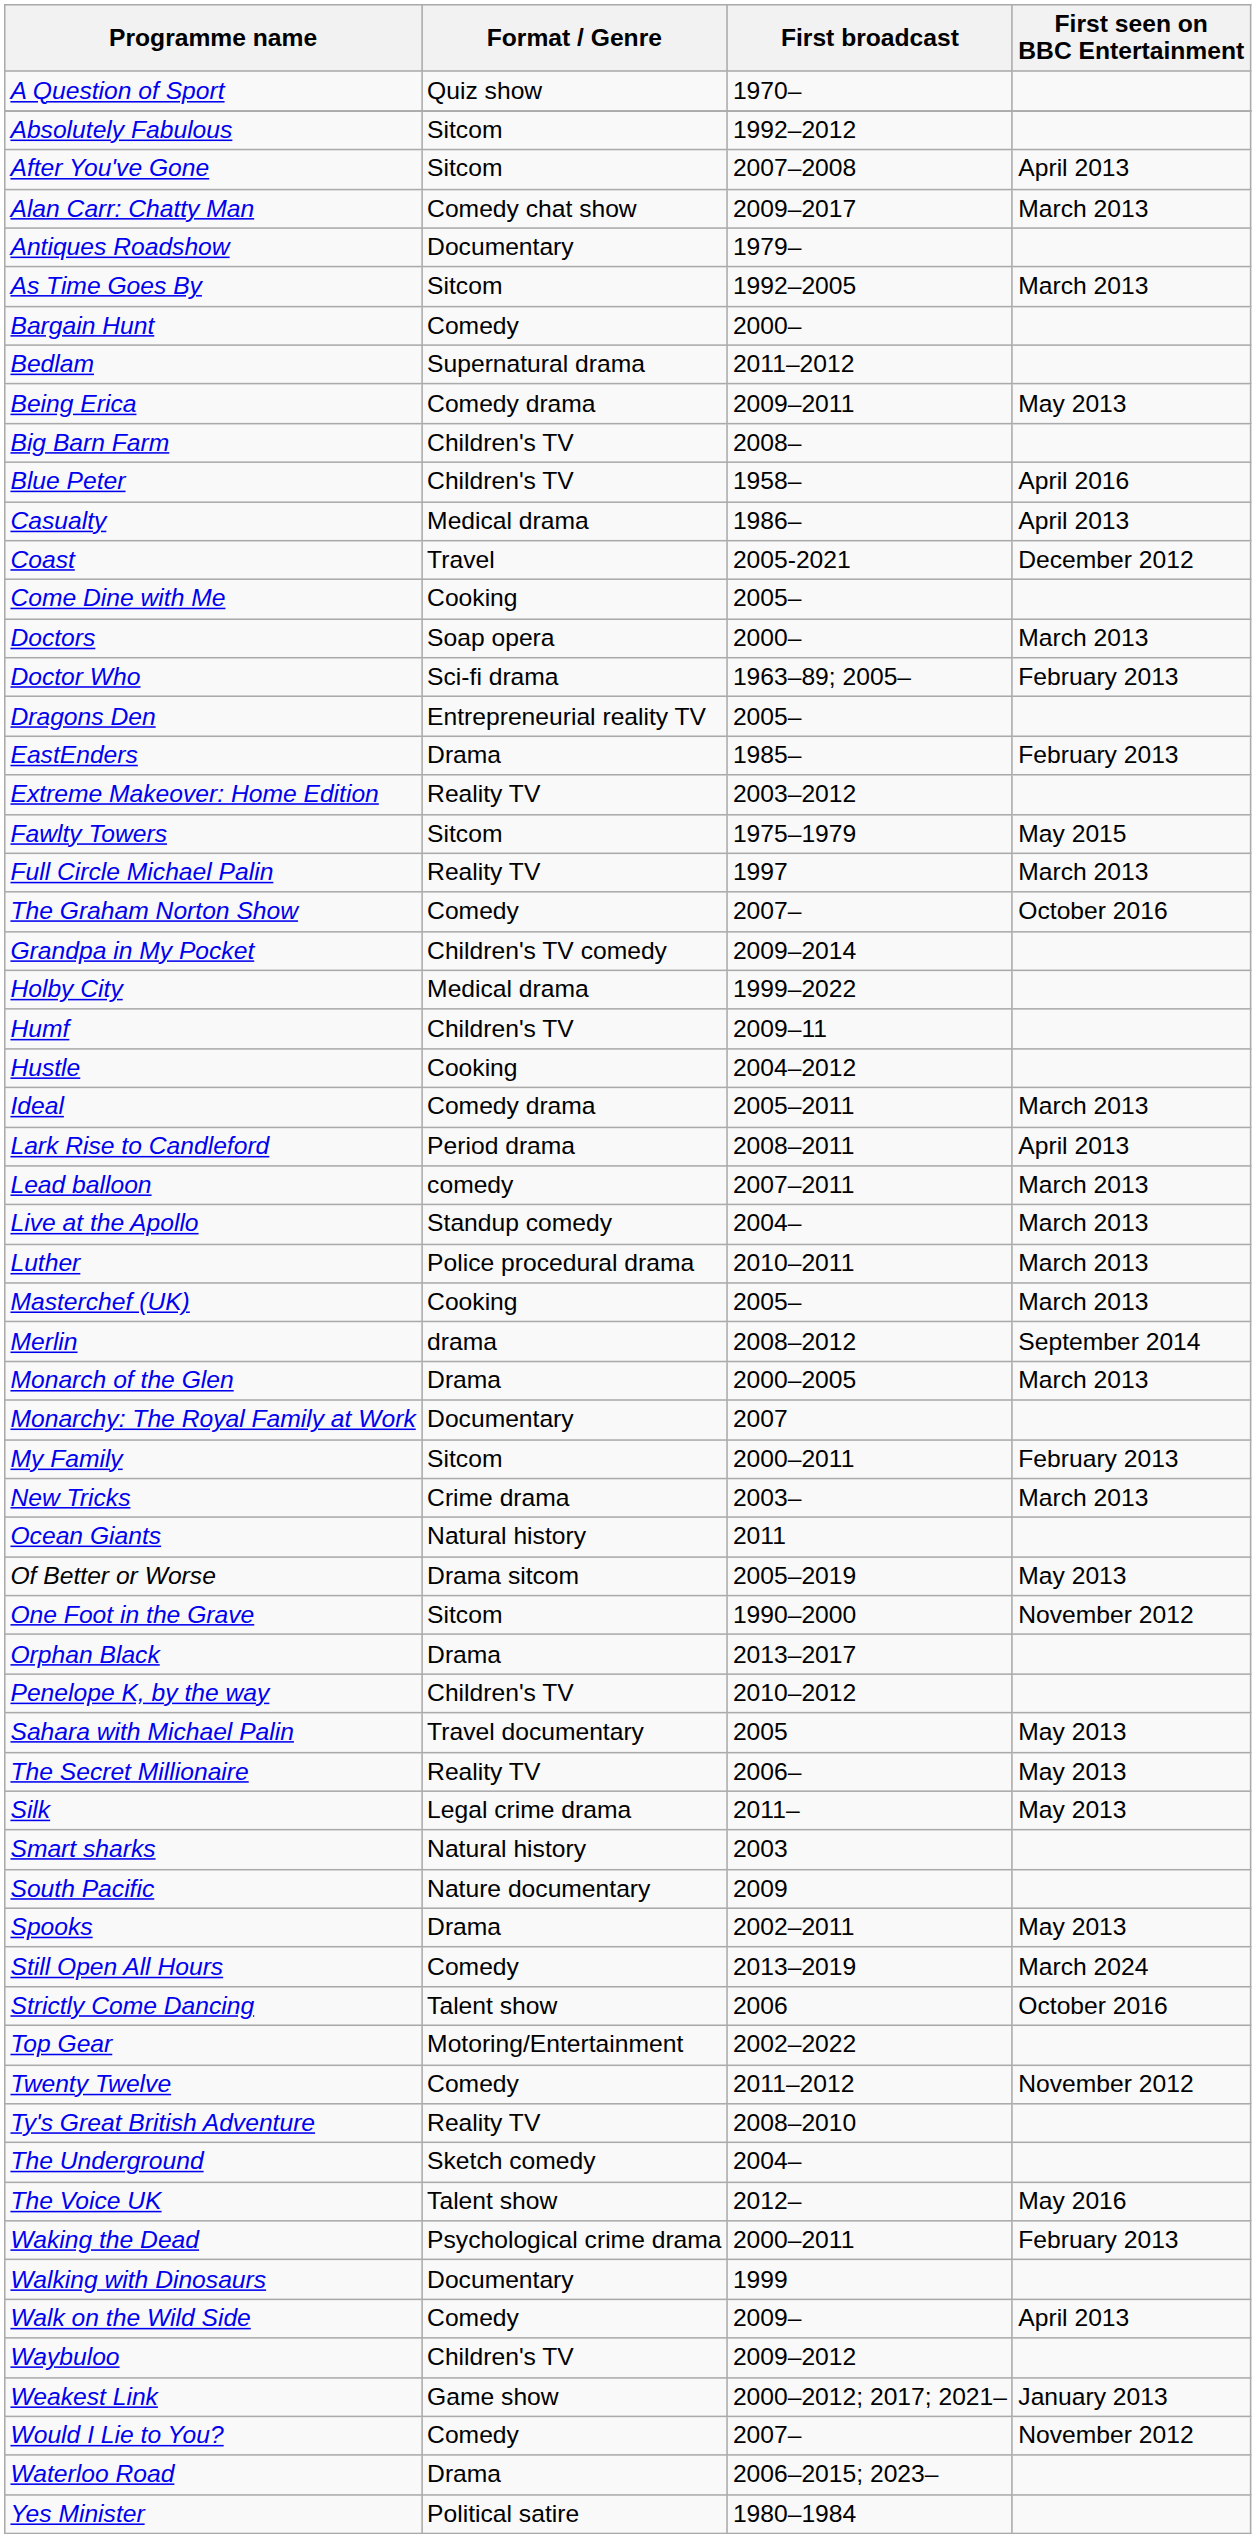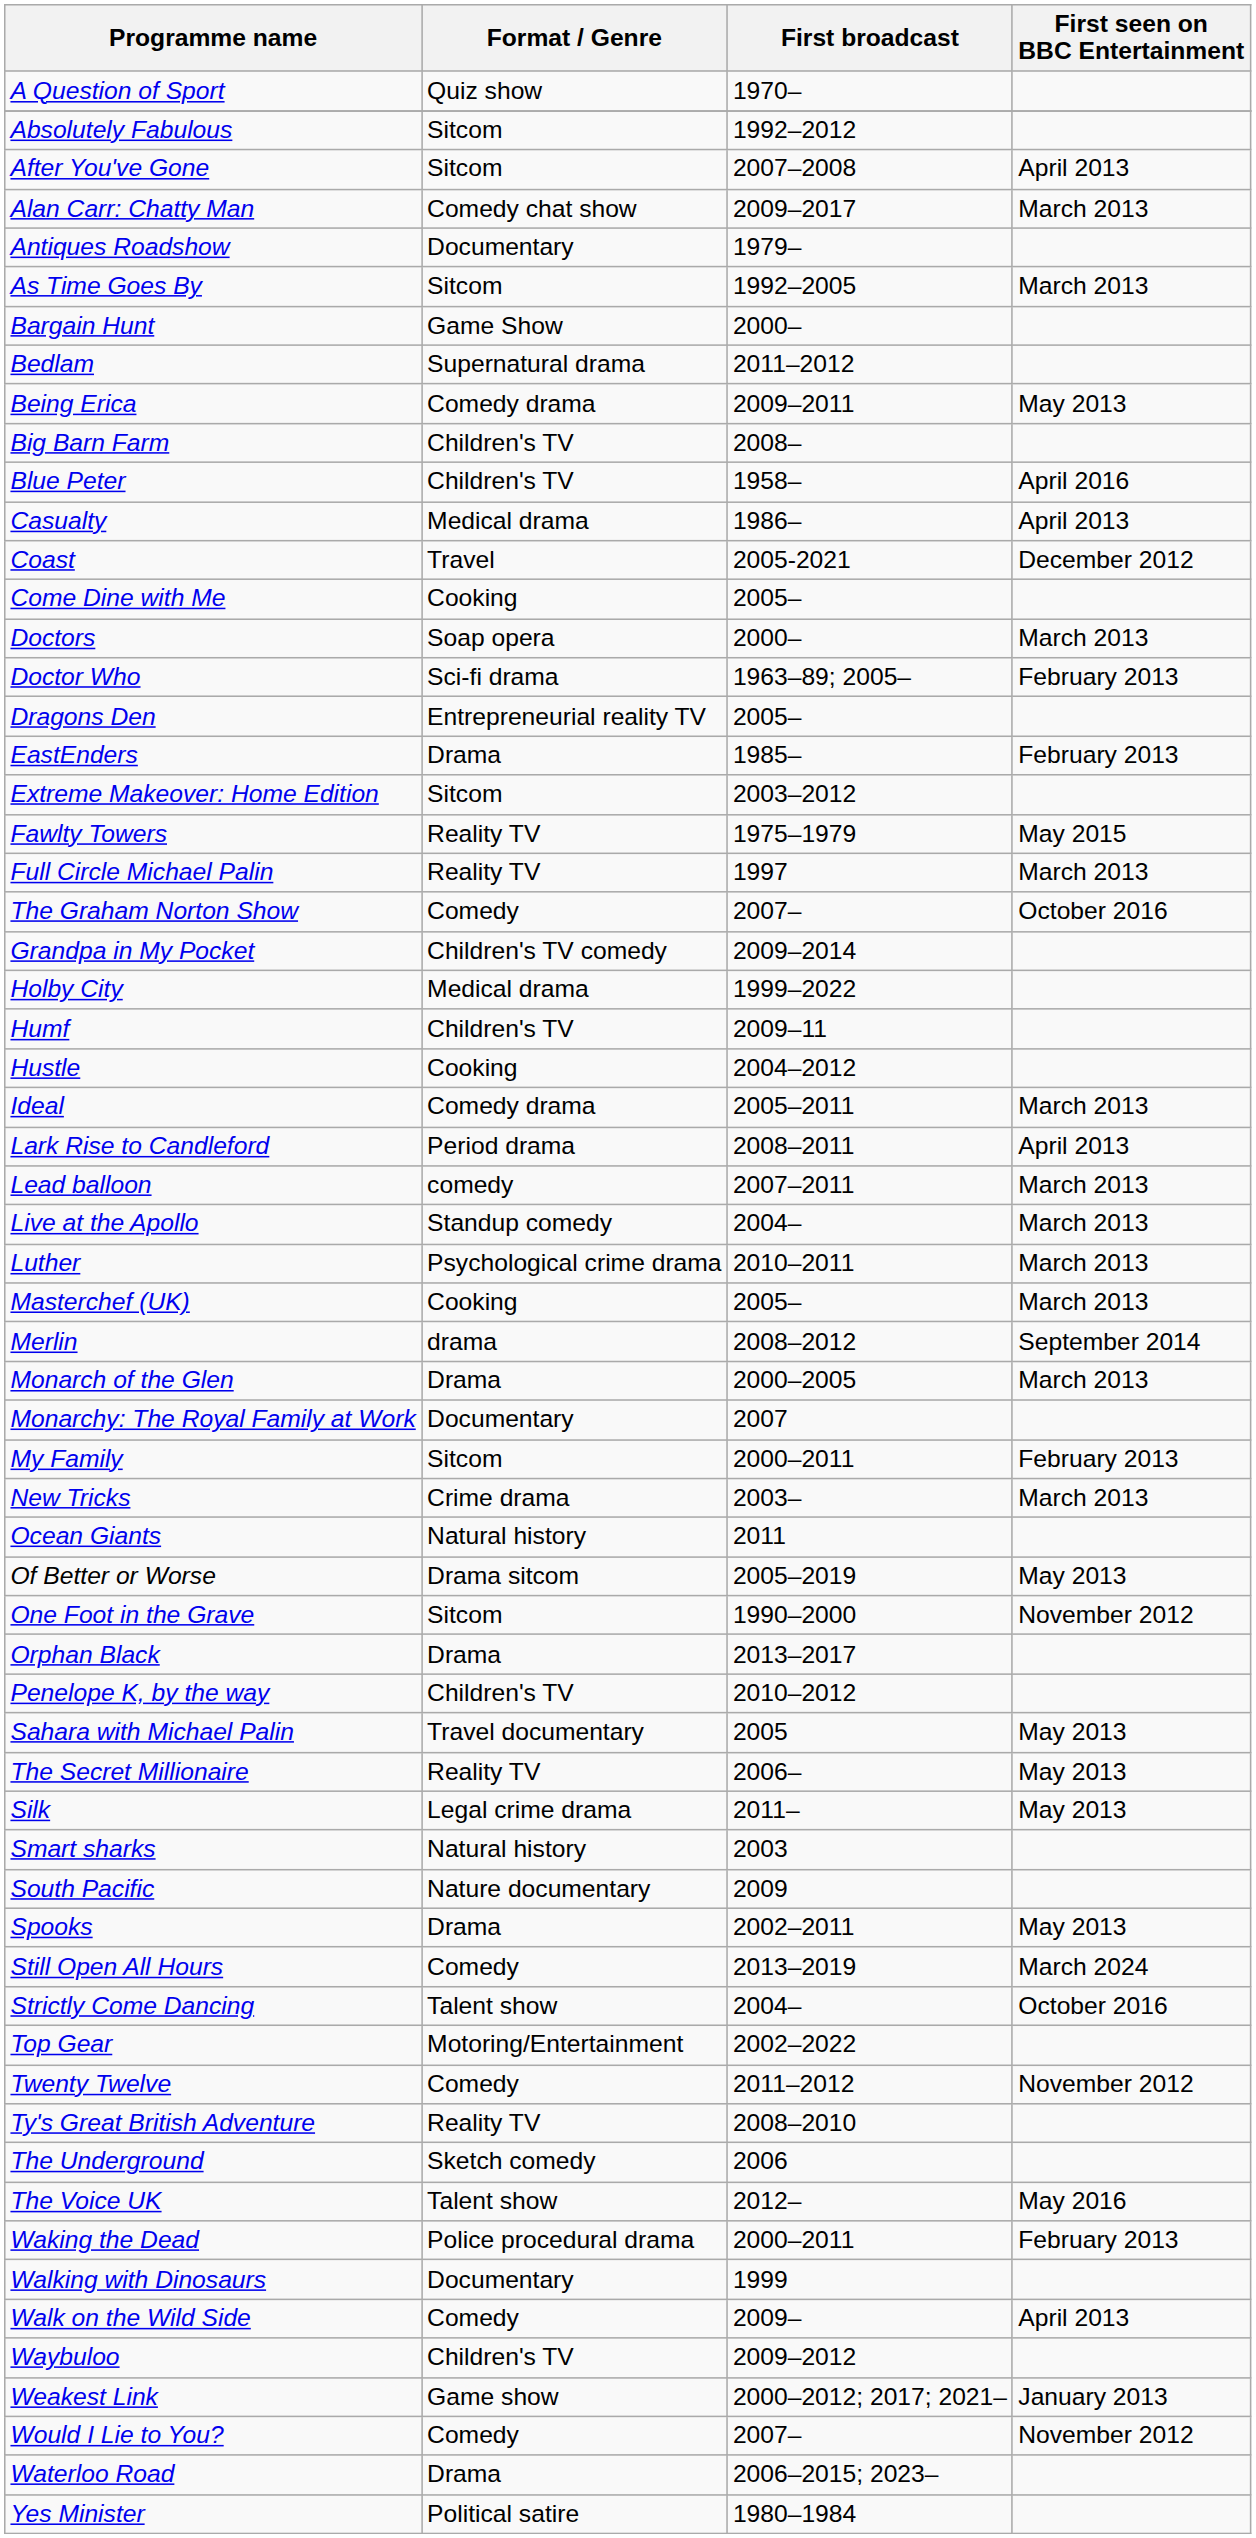(473, 325) Comedy -> (495, 325) Game Show
(484, 794) Reality TV -> (465, 794) Sitcom
(465, 833) Sitcom -> (484, 833) Reality TV
(561, 1263) Police procedural drama -> (574, 1263) Psychological crime drama
(760, 2005) 2006 -> (767, 2005) 2004–
(767, 2161) 2004– -> (760, 2161) 2006
(574, 2240) Psychological crime drama -> (561, 2240) Police procedural drama
